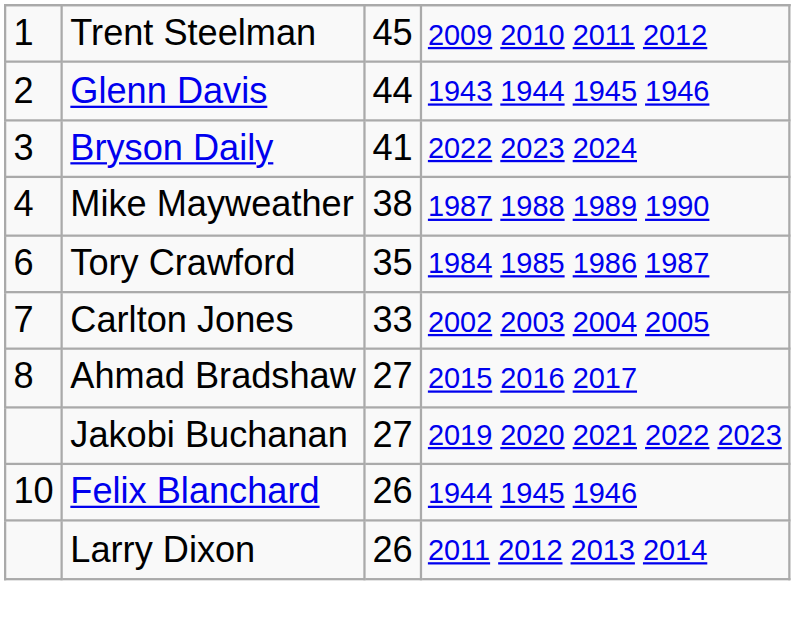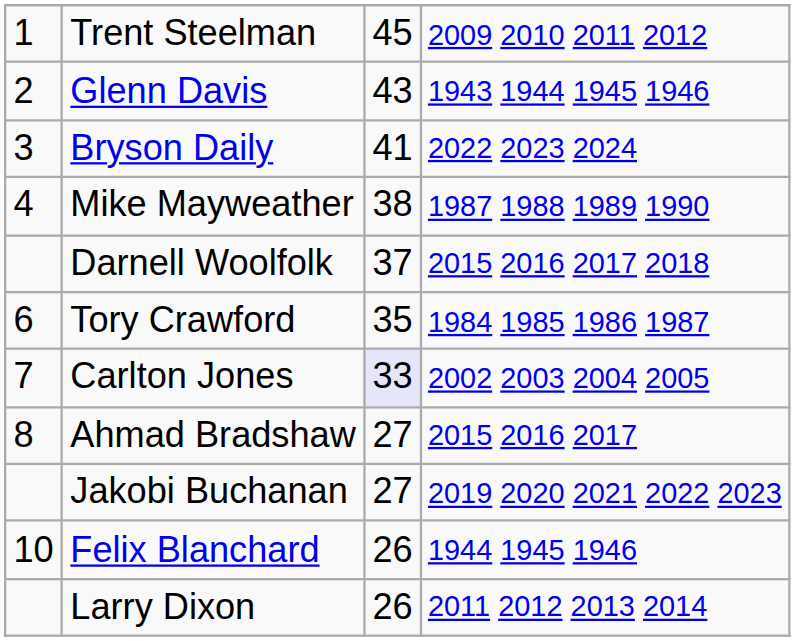(393, 90) 44 -> (393, 90) 43
+ row: (202, 262)
(393, 319) no background -> (393, 377) lavender background
